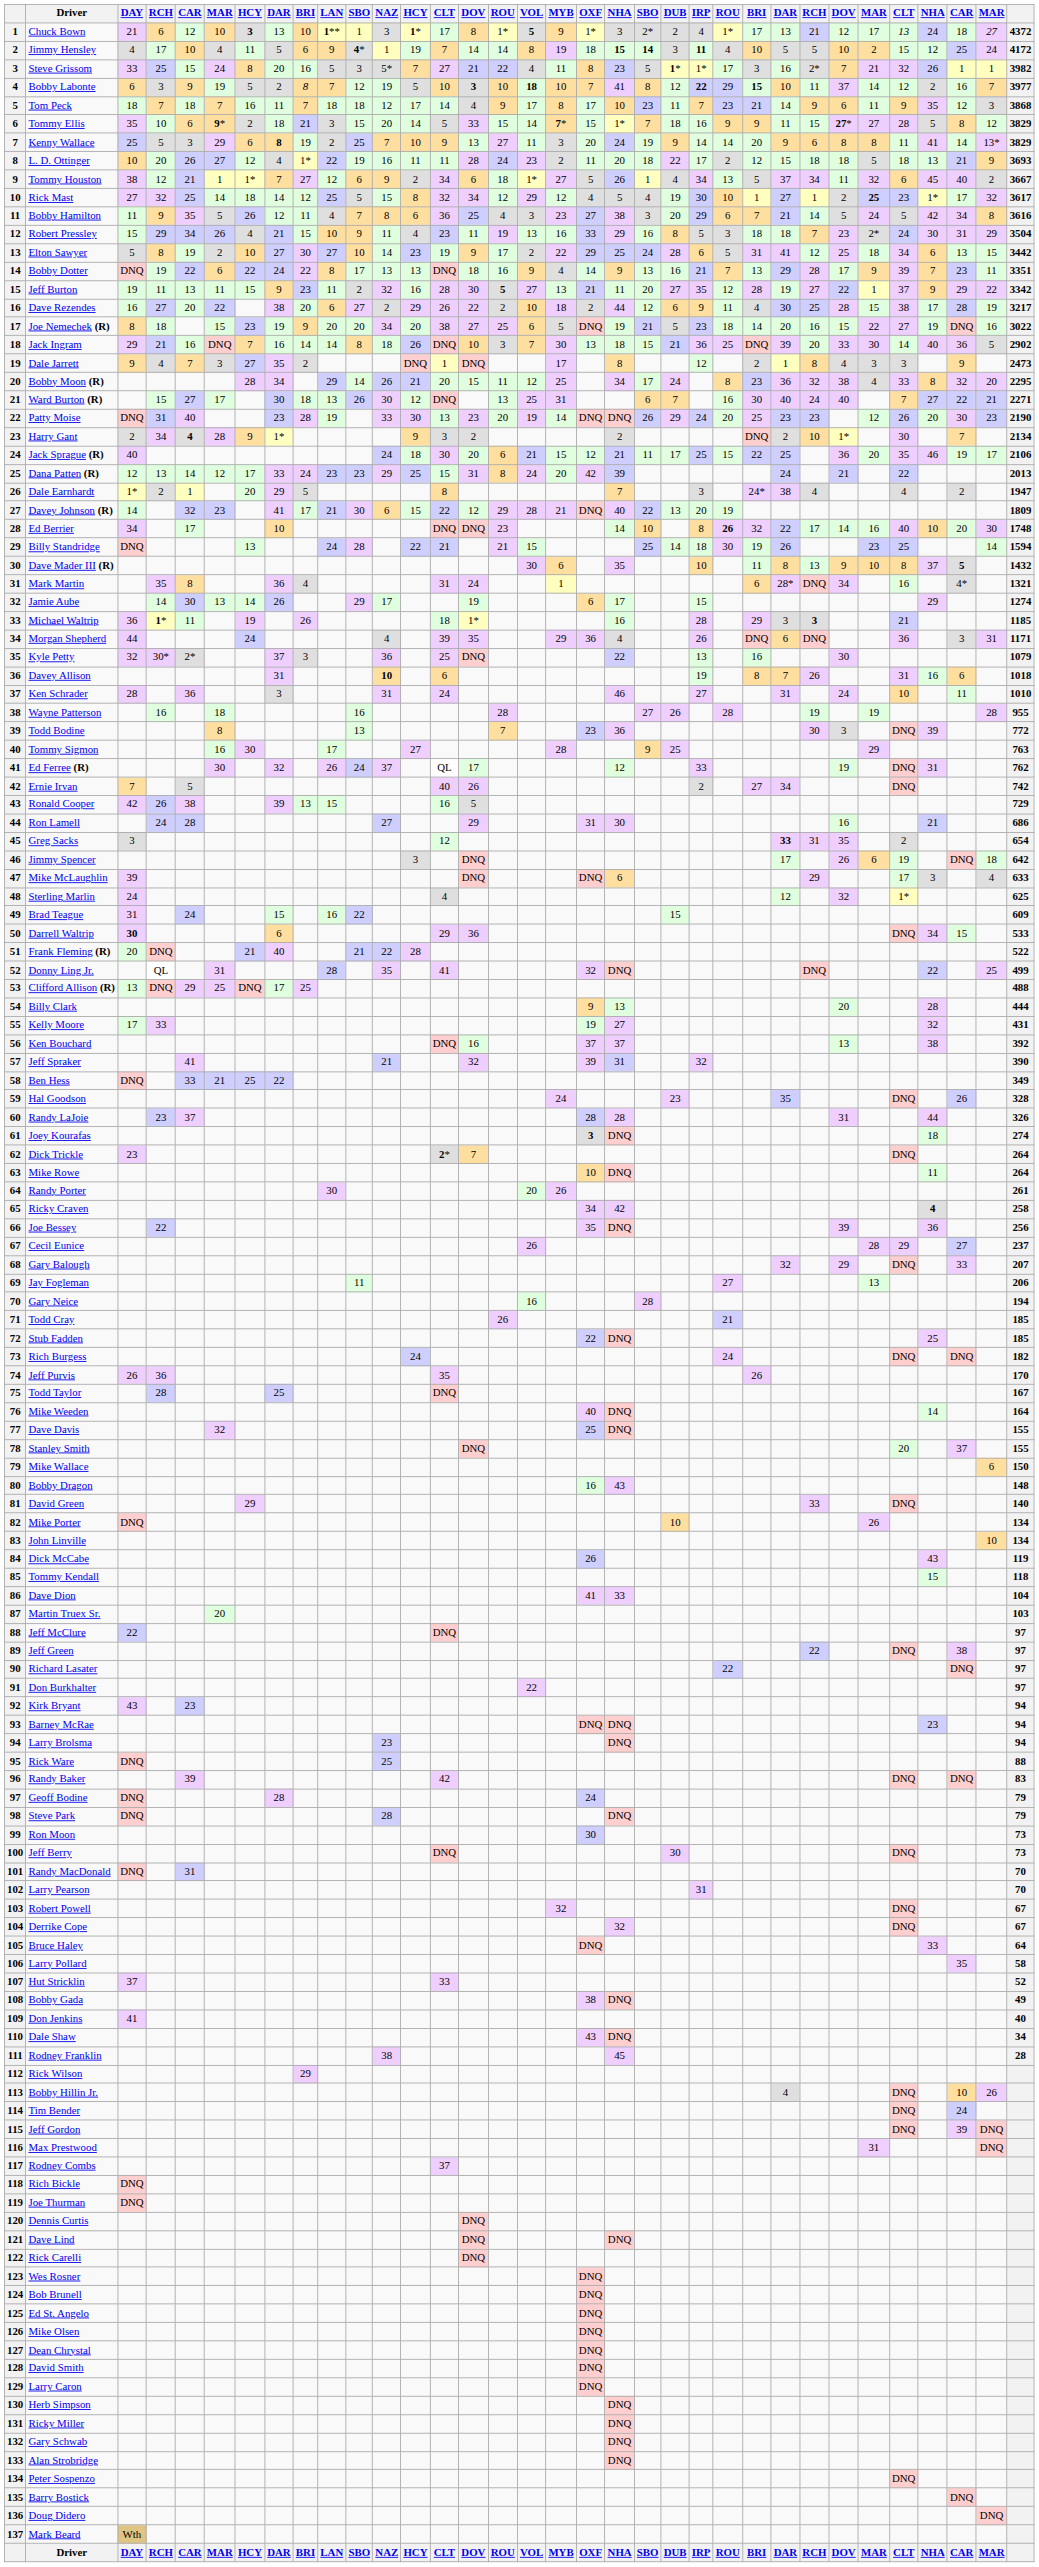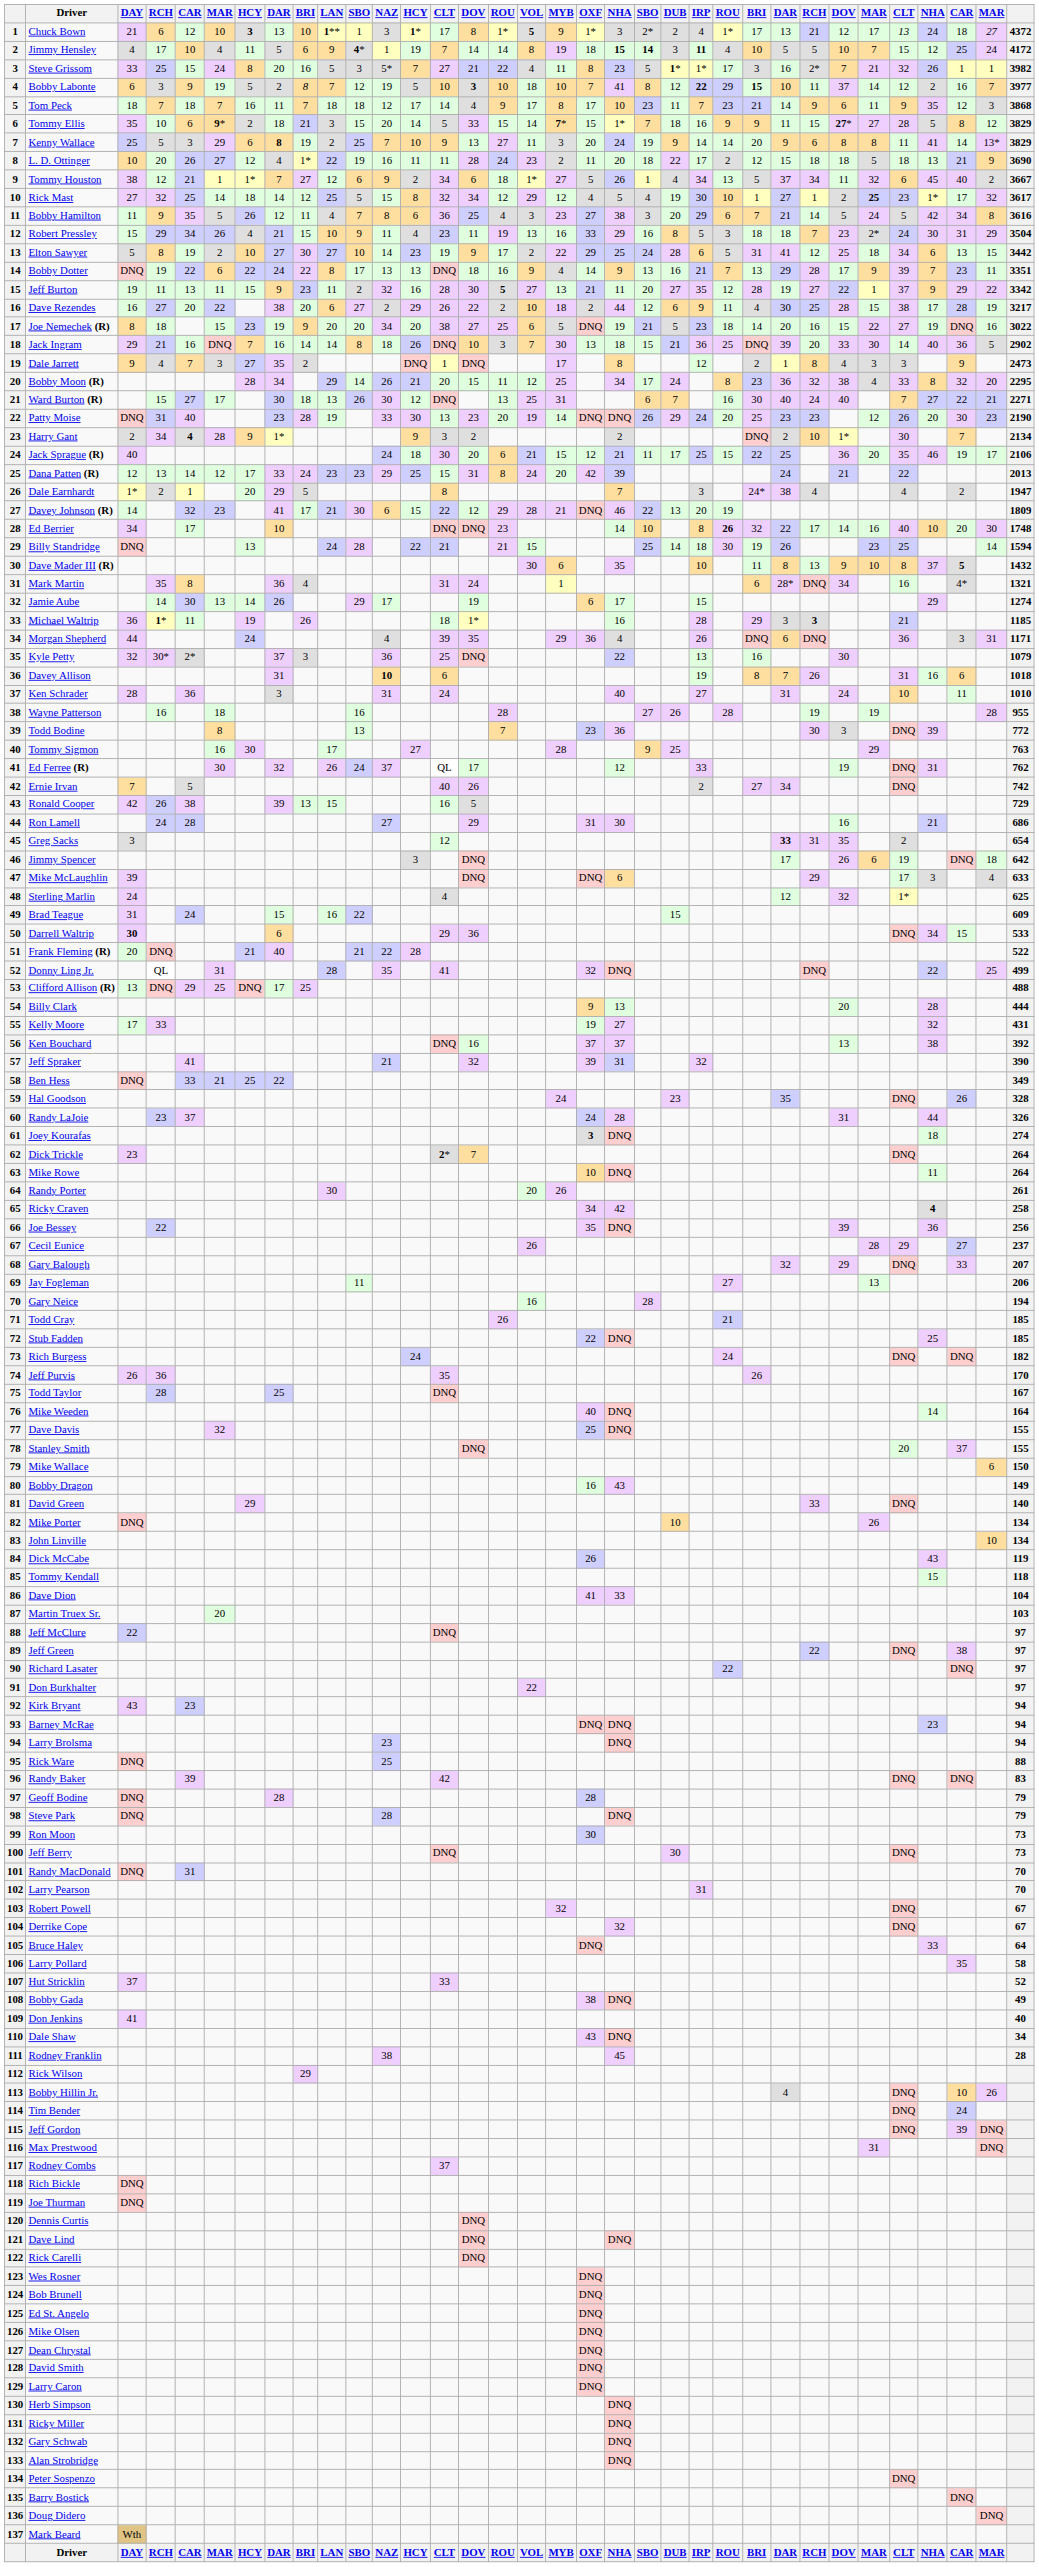(874, 50) 2 -> (874, 50) 7
(532, 87) bold -> (532, 87) normal
(1021, 161) 3693 -> (1021, 161) 3690
(620, 510) 40 -> (620, 510) 46
(620, 694) 46 -> (620, 694) 40
(591, 1117) 28 -> (591, 1117) 24
(1021, 1485) 148 -> (1021, 1485) 149
(591, 1798) 24 -> (591, 1798) 28
